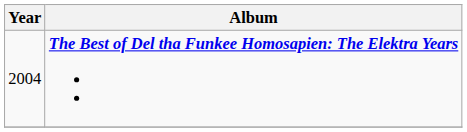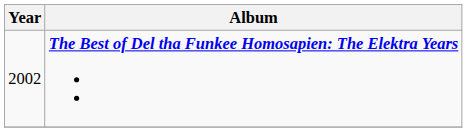(25, 78) 2004 -> (25, 78) 2002
